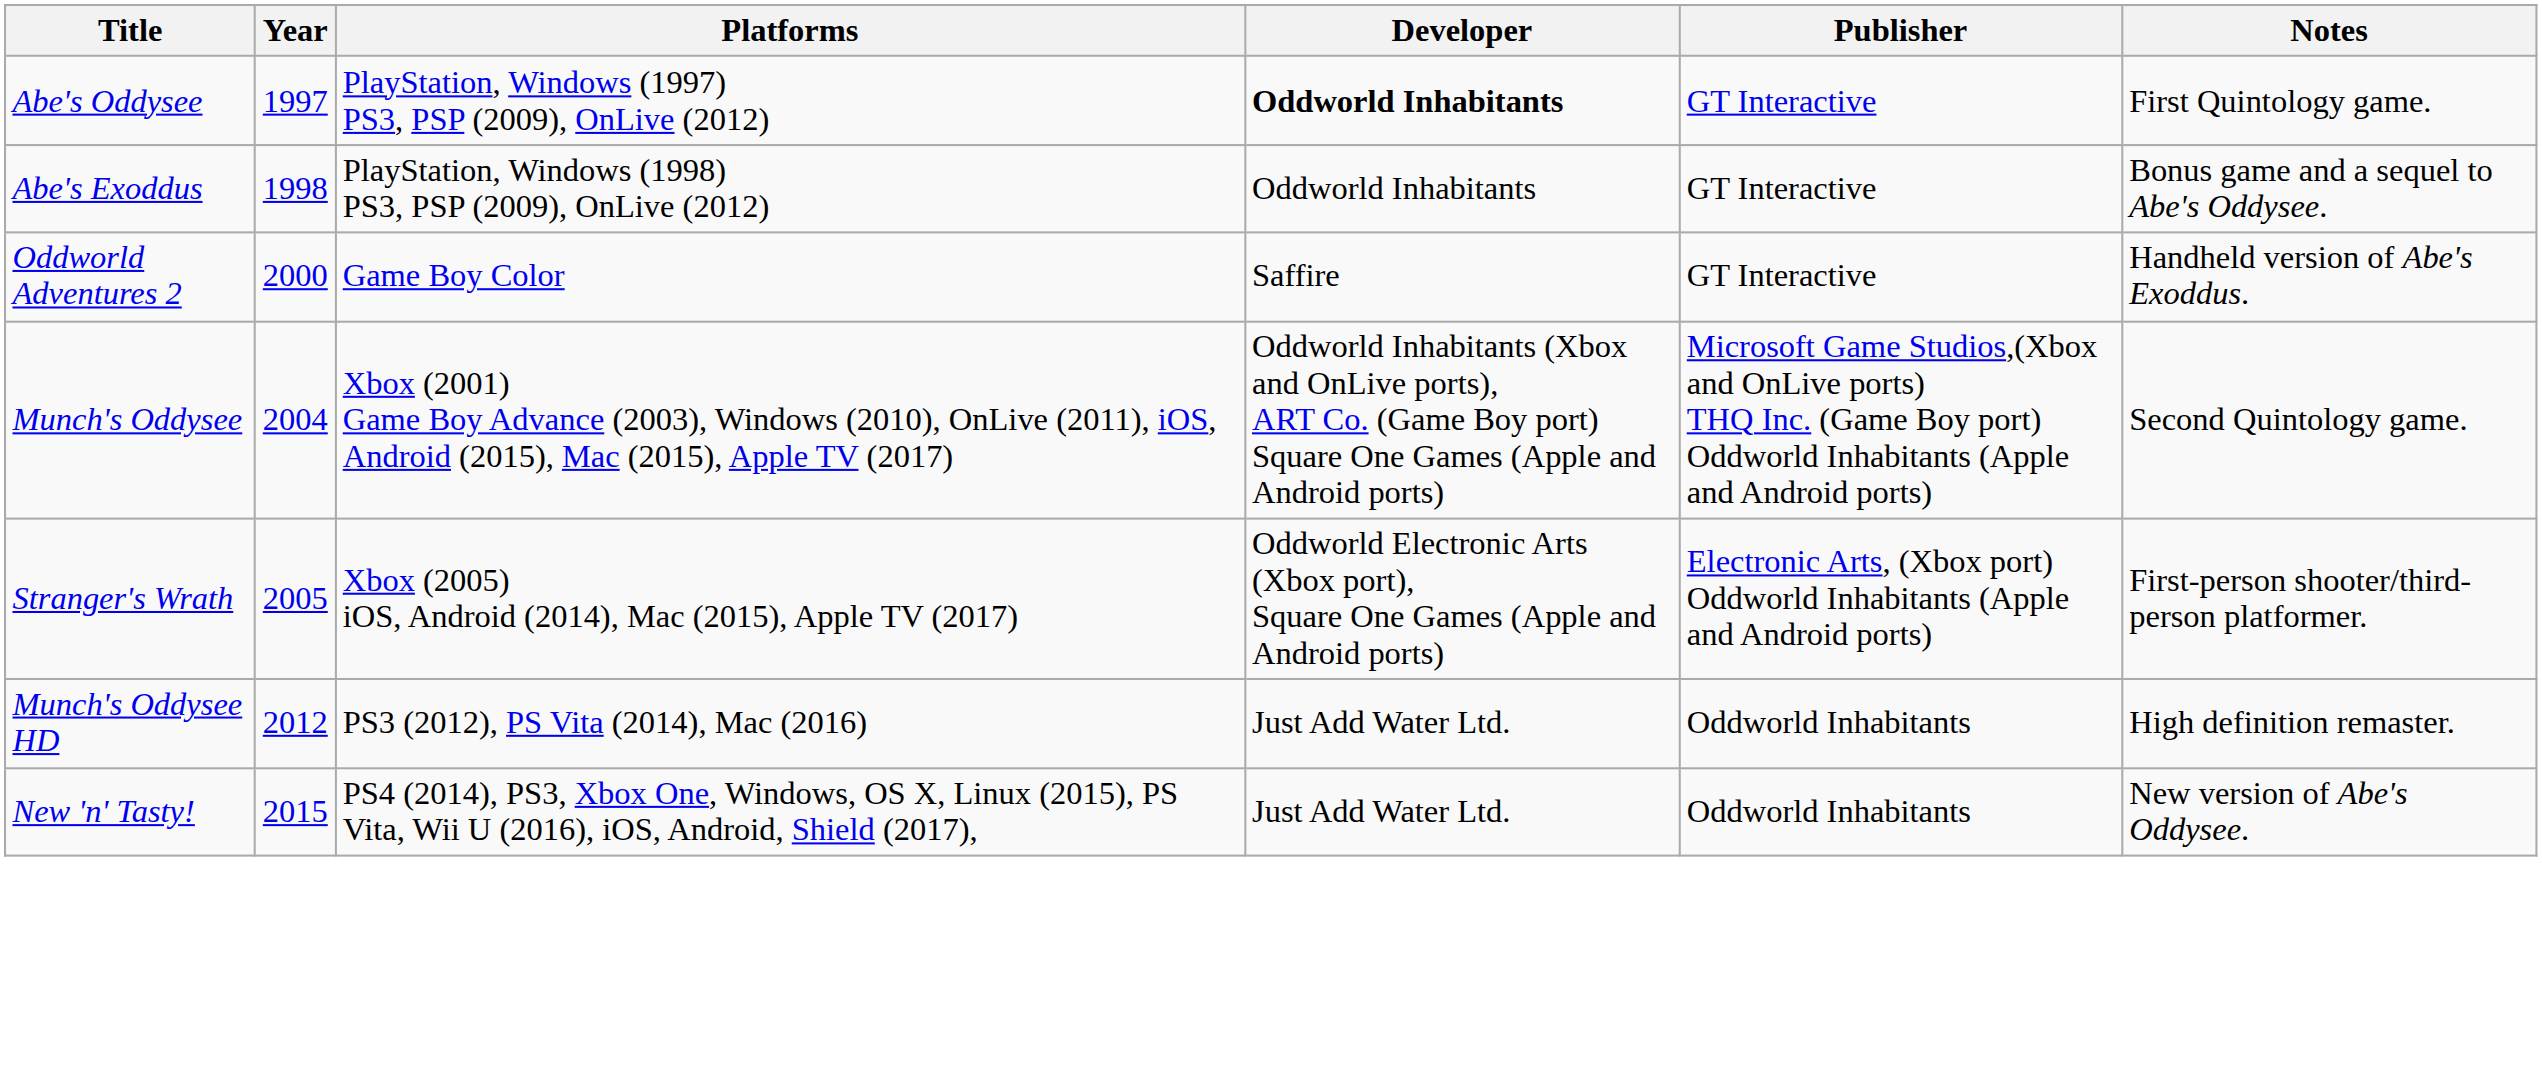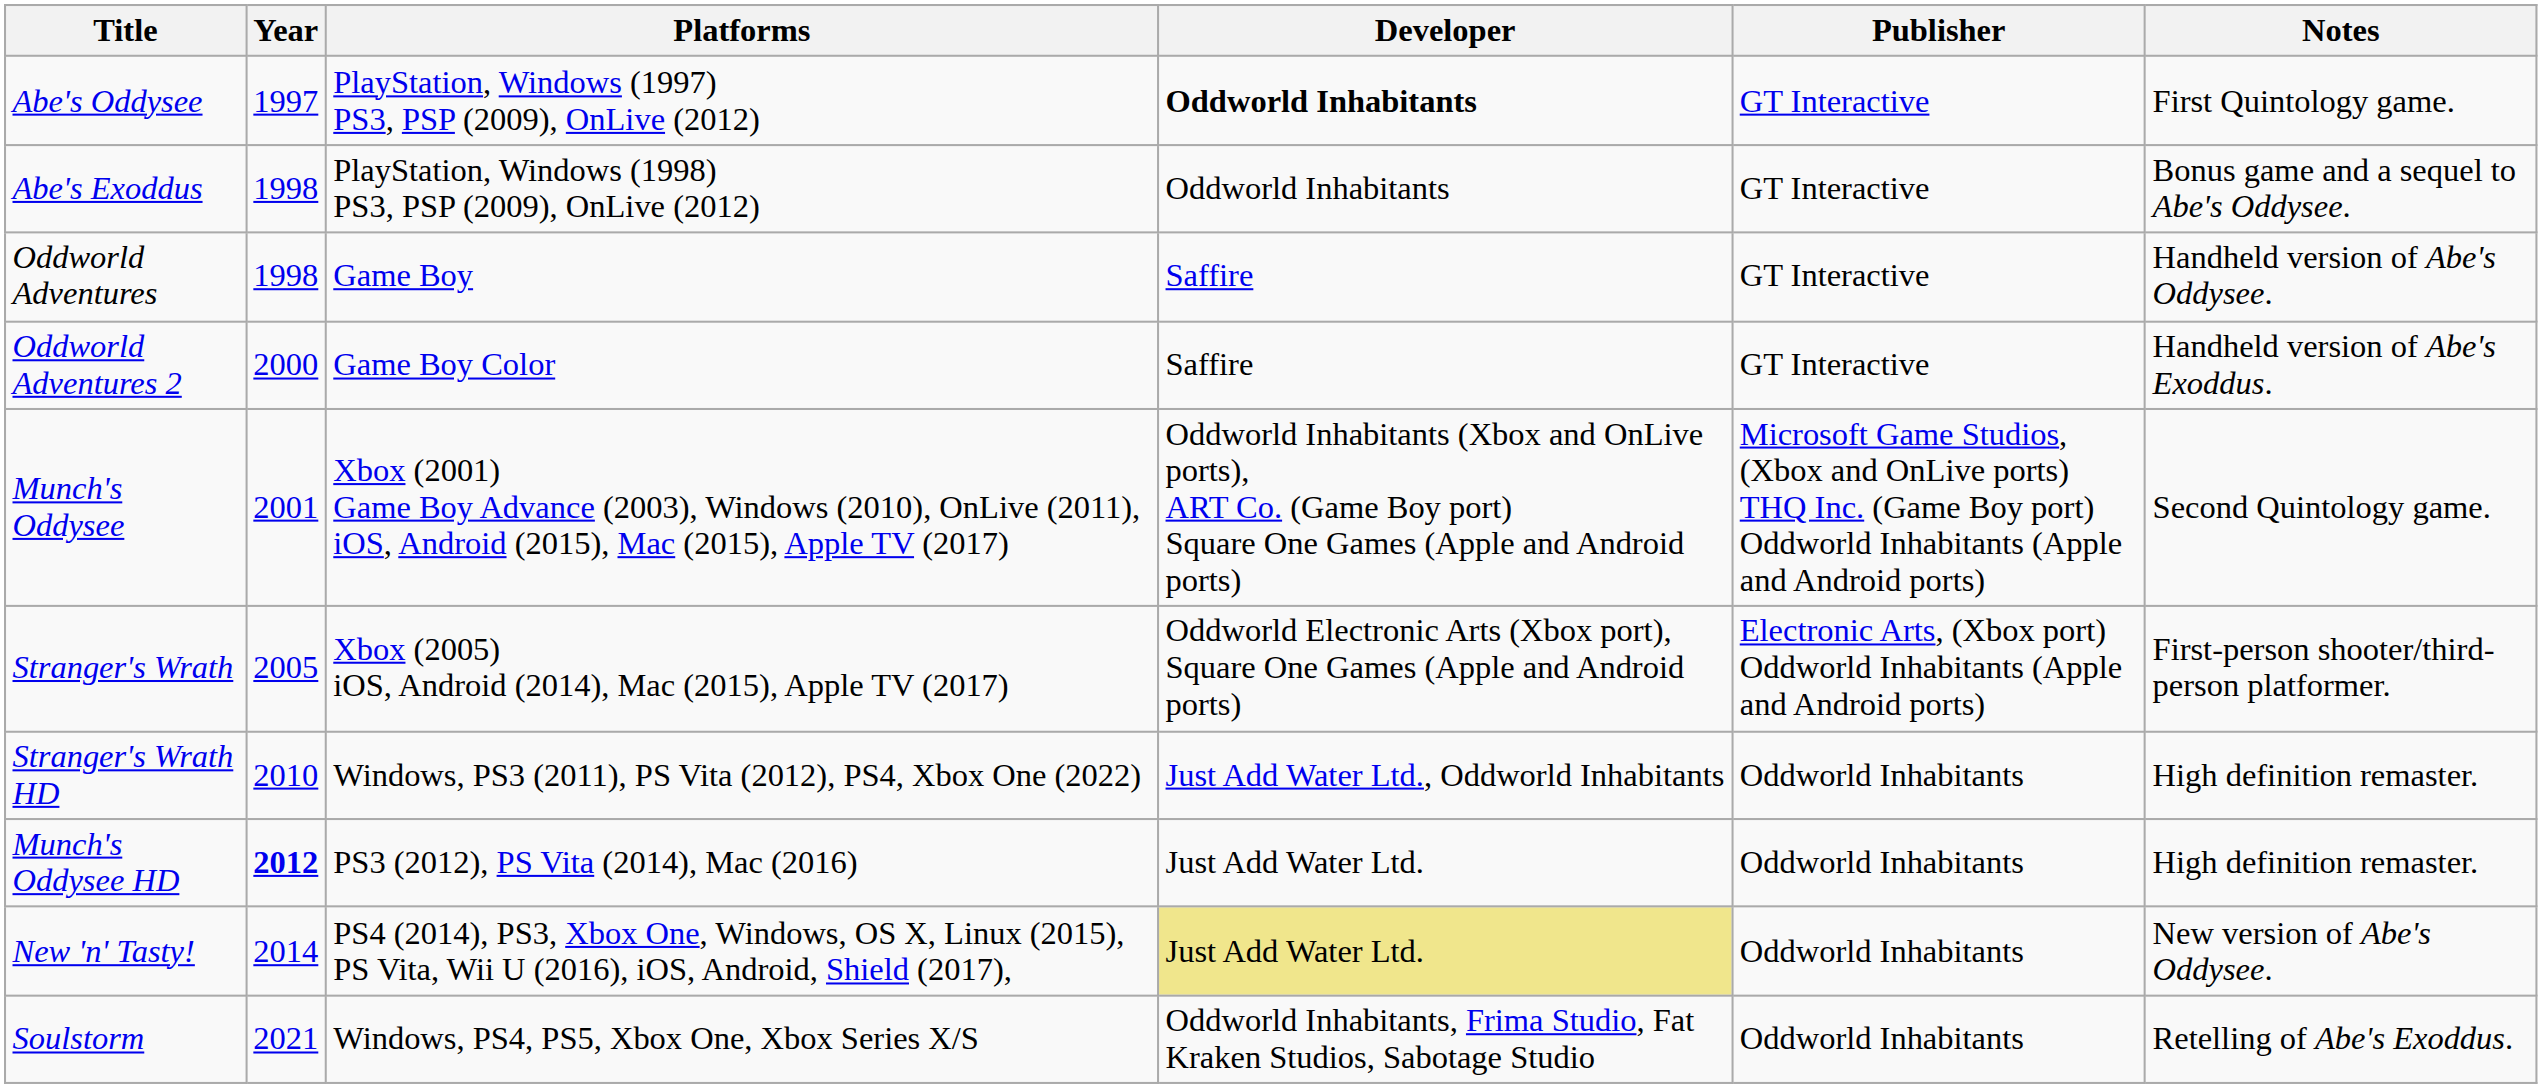+ row: (85, 276)
(295, 419) 2004 -> (286, 507) 2001
+ row: (123, 774)
(295, 722) normal -> (286, 862) bold
(295, 811) 2015 -> (286, 950) 2014
(1381, 811) no background -> (1295, 950) khaki background
+ row: (78, 1038)
